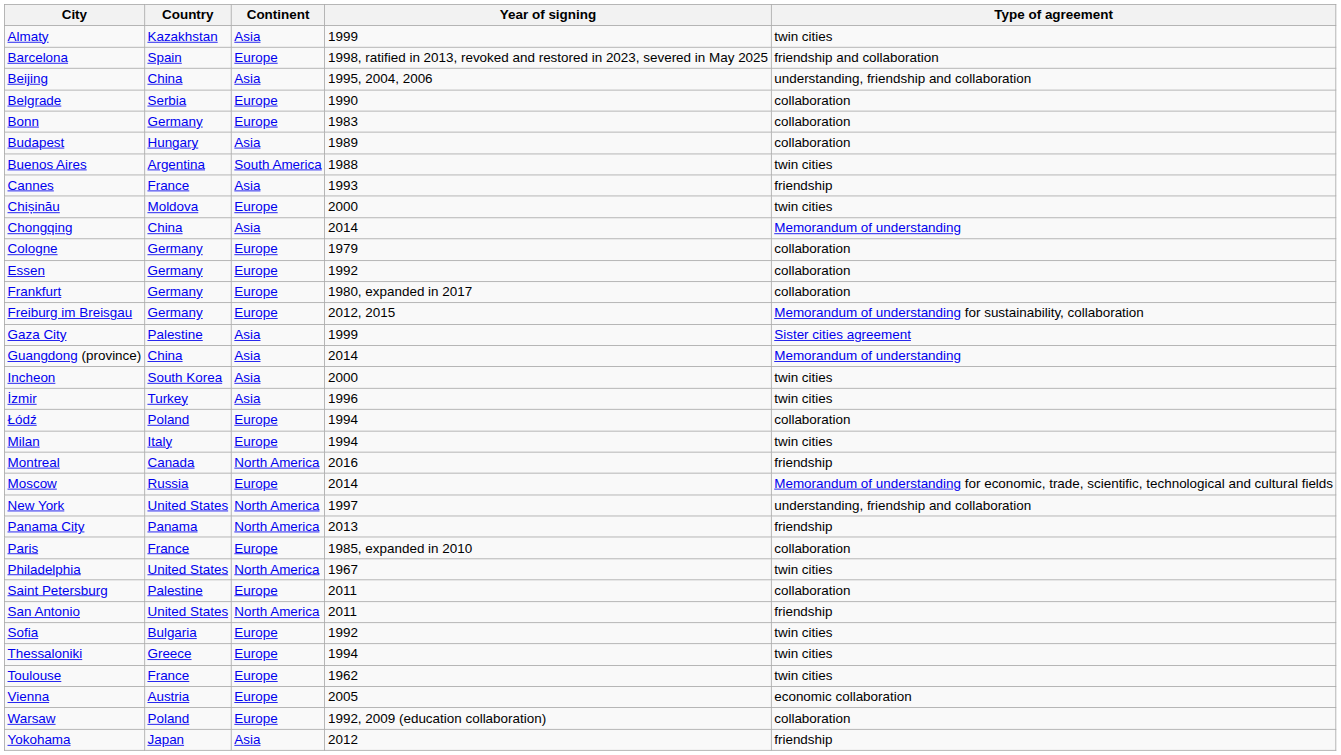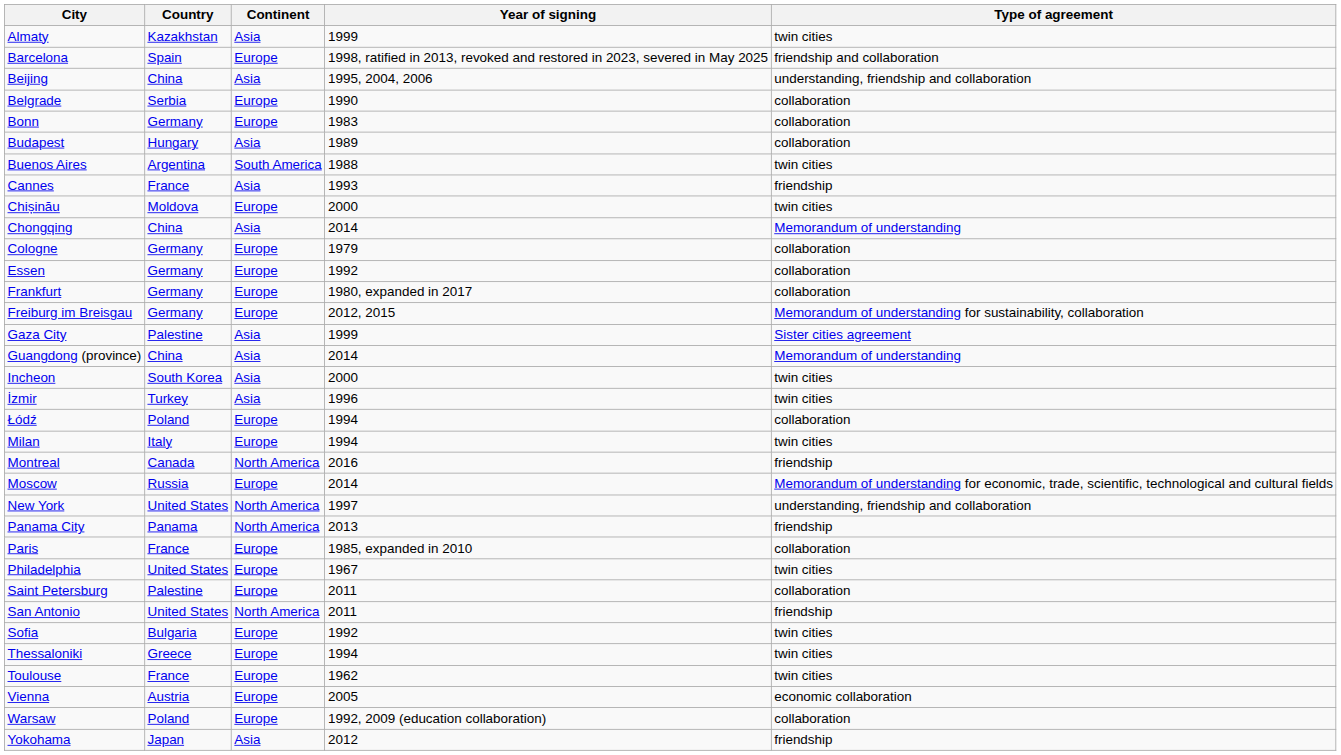(277, 569) North America -> (256, 569) Europe
